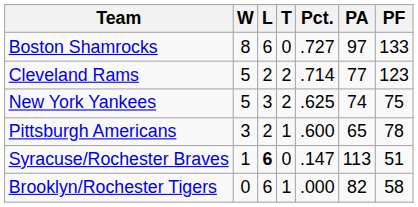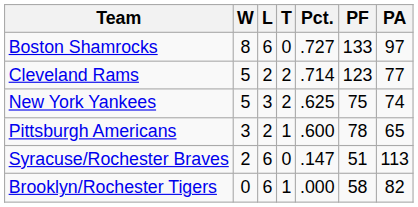columns swapped: (394, 18) <-> (357, 18)
(245, 159) 1 -> (245, 159) 2
(267, 159) bold -> (267, 159) normal
